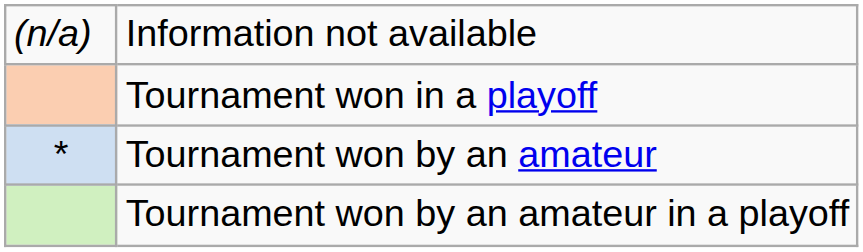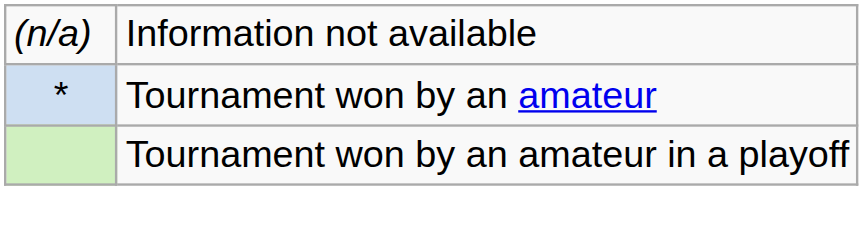- row: (362, 94)
